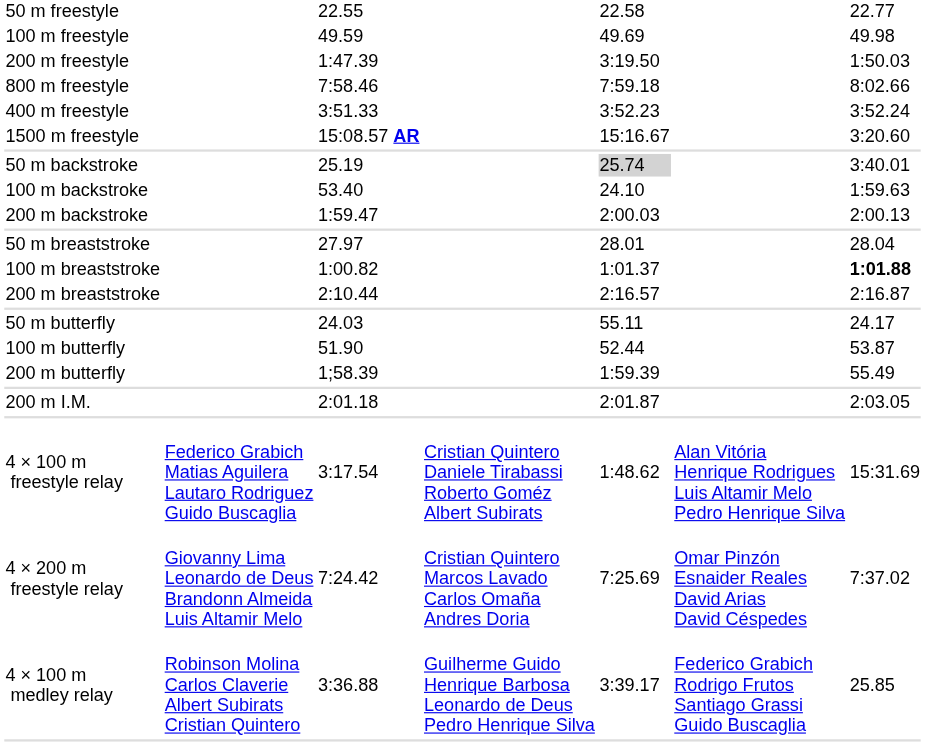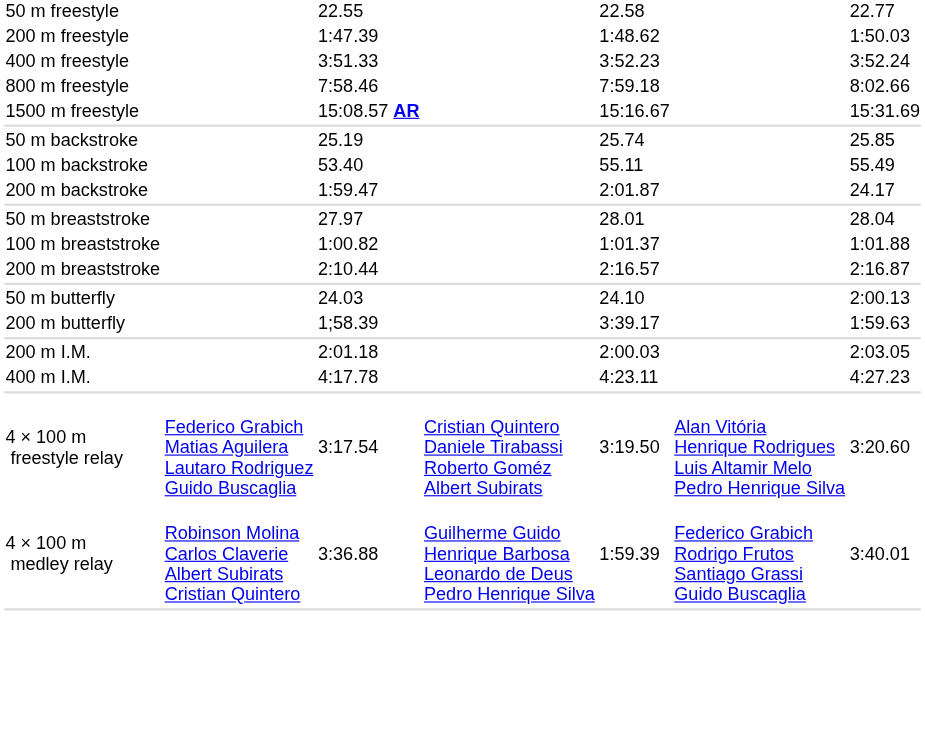- row: (67, 36)
(630, 61) 3:19.50 -> (630, 36) 1:48.62
rows swapped: (67, 110) <-> (67, 86)
(880, 135) 3:20.60 -> (885, 110) 15:31.69
(622, 165) lightgrey background -> (622, 140) no background
(880, 165) 3:40.01 -> (872, 140) 25.85
(622, 190) 24.10 -> (621, 165) 55.11
(880, 190) 1:59.63 -> (872, 165) 55.49
(630, 214) 2:00.03 -> (630, 190) 2:01.87
(880, 214) 2:00.13 -> (872, 190) 24.17
(880, 269) bold -> (880, 244) normal
(621, 323) 55.11 -> (622, 298) 24.10
(872, 323) 24.17 -> (880, 298) 2:00.13
- row: (65, 348)
(630, 373) 1:59.39 -> (630, 323) 3:39.17
(872, 373) 55.49 -> (880, 323) 1:59.63
(630, 402) 2:01.87 -> (630, 352) 2:00.03
+ row: (48, 377)
(630, 472) 1:48.62 -> (630, 447) 3:19.50
(885, 472) 15:31.69 -> (880, 447) 3:20.60
- row: (64, 578)
(630, 684) 3:39.17 -> (630, 553) 1:59.39
(872, 684) 25.85 -> (880, 553) 3:40.01
